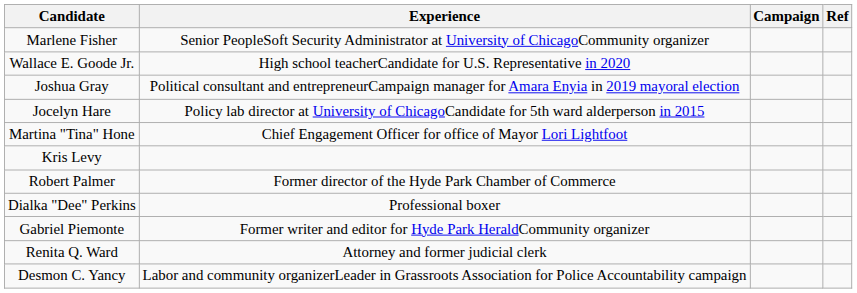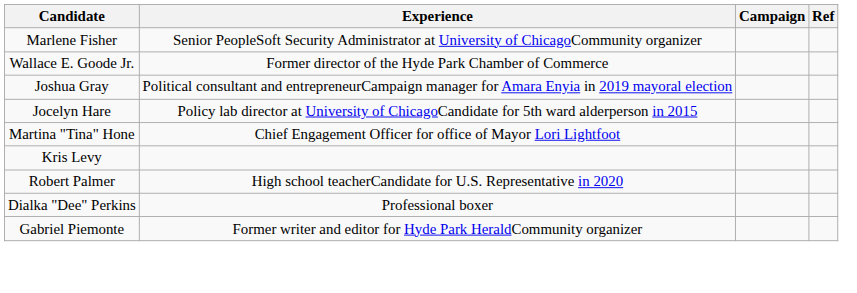(445, 63) High school teacherCandidate for U.S. Representative in 2020 -> (437, 63) Former director of the Hyde Park Chamber of Commerce
(445, 181) Former director of the Hyde Park Chamber of Commerce -> (437, 181) High school teacherCandidate for U.S. Representative in 2020
- row: (72, 252)
- row: (72, 275)
